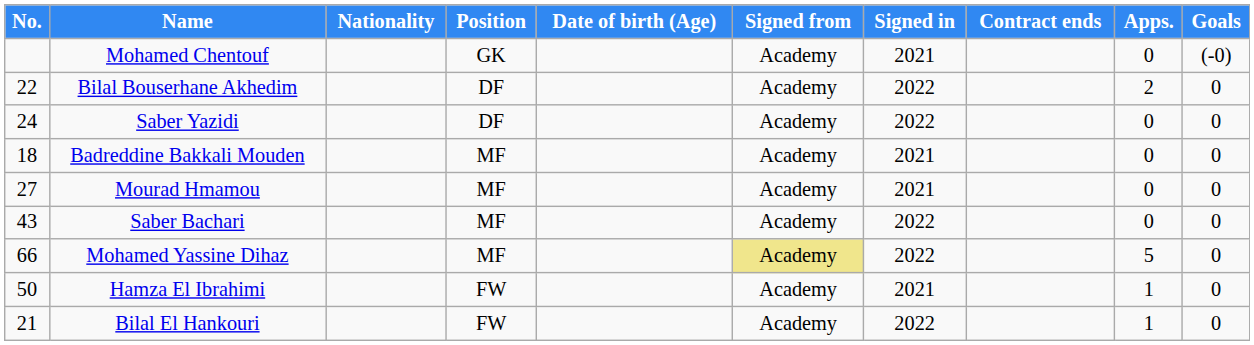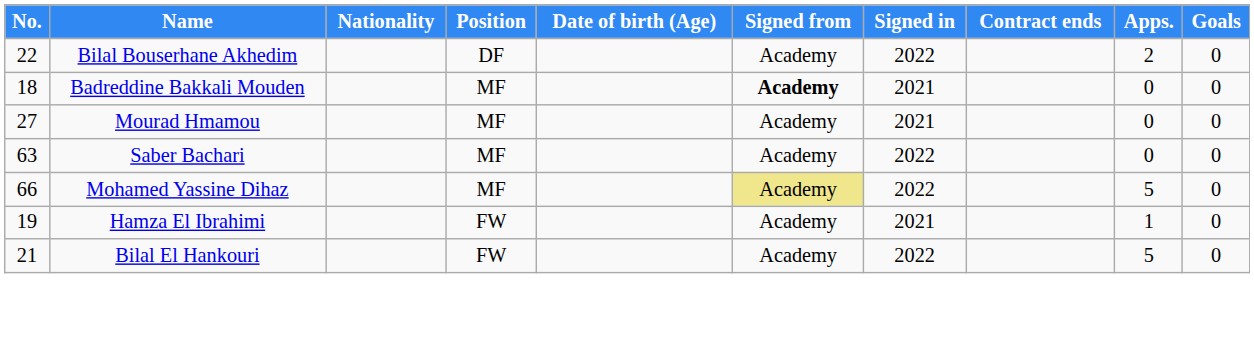- row: (187, 55)
- row: (187, 122)
(798, 155) normal -> (798, 88) bold
(27, 222) 43 -> (27, 155) 63
(27, 289) 50 -> (27, 222) 19
(1149, 323) 1 -> (1149, 256) 5
